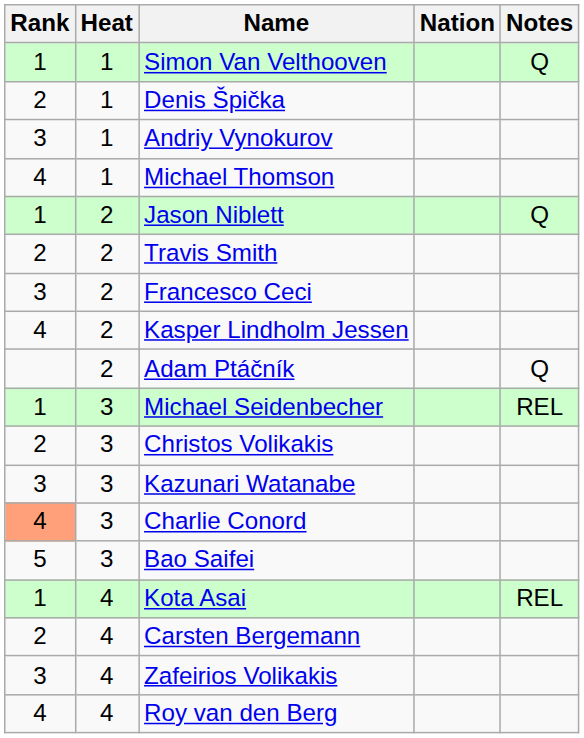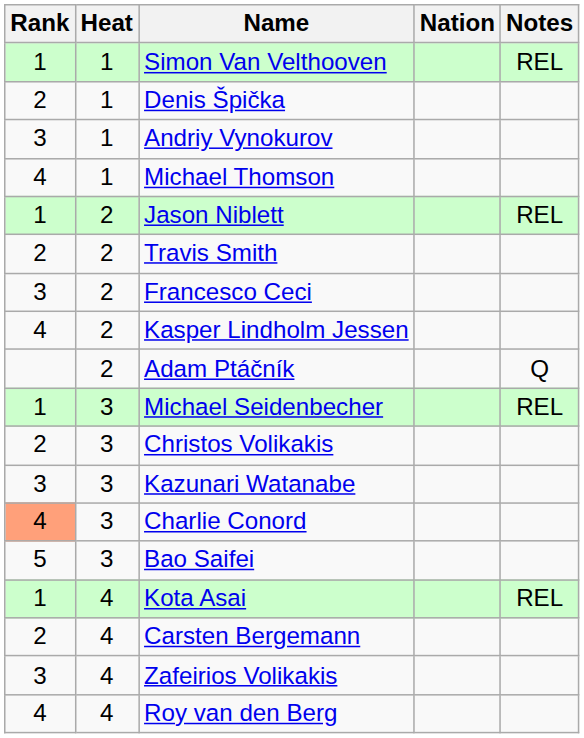(540, 61) Q -> (540, 61) REL
(540, 215) Q -> (540, 215) REL
